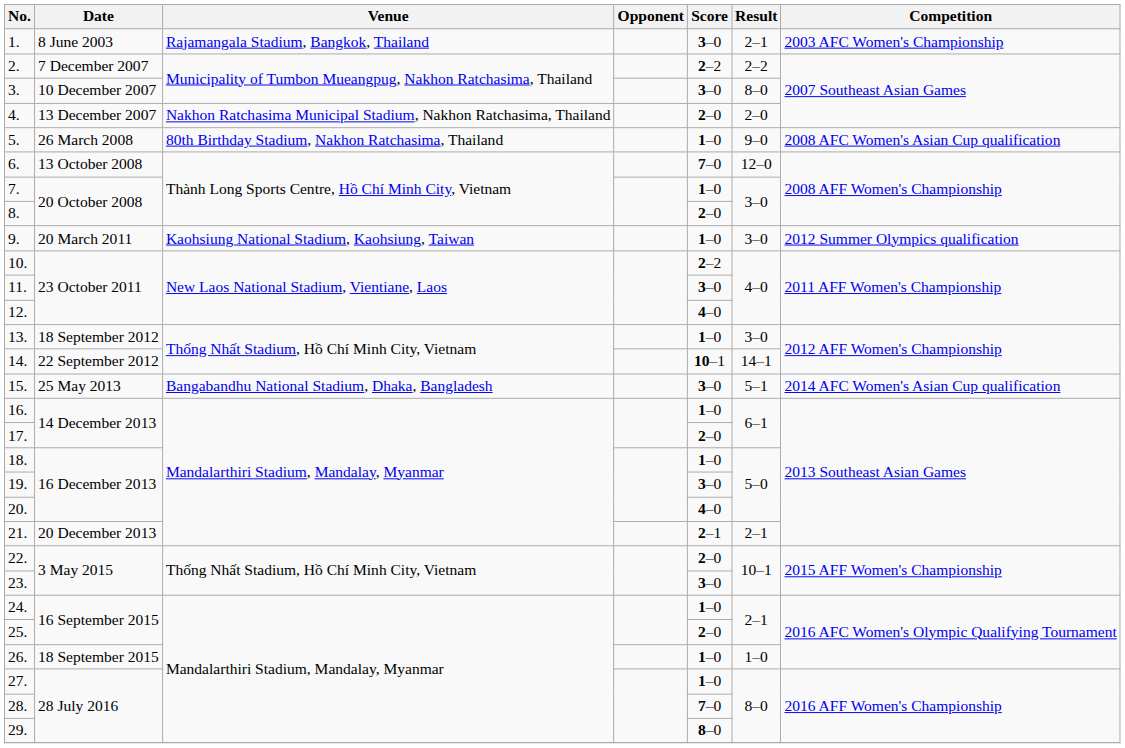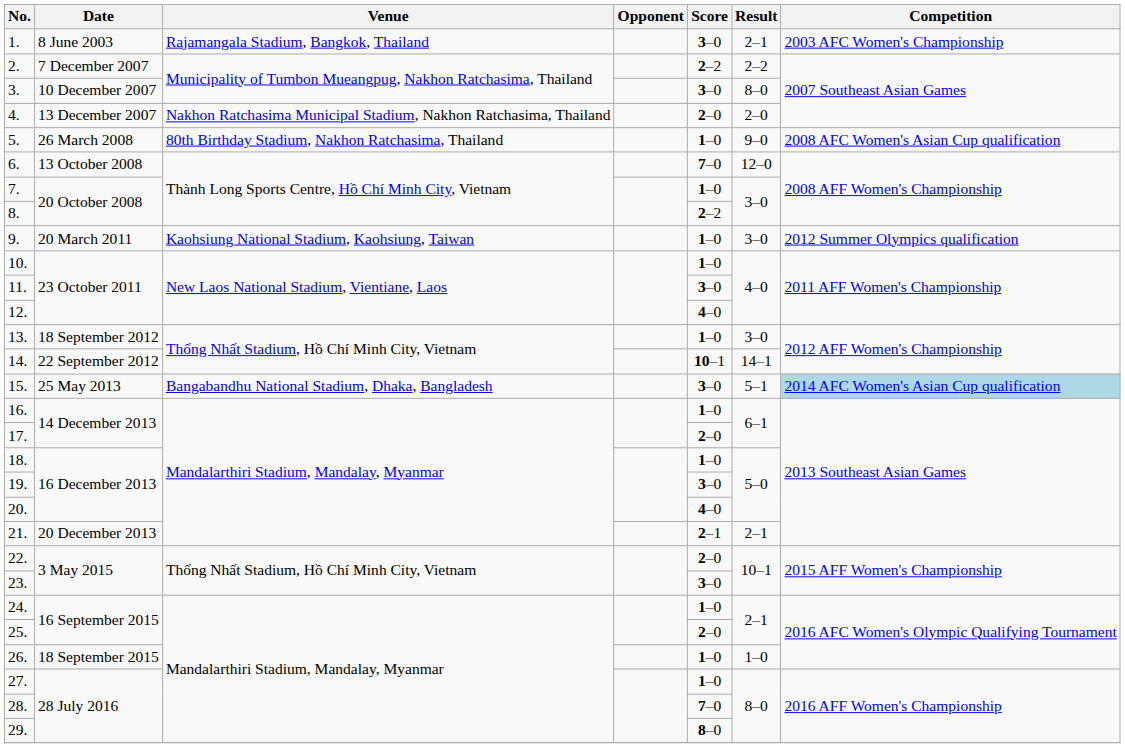(710, 213) 2–0 -> (710, 213) 2–2
(710, 262) 2–2 -> (710, 262) 1–0
(922, 386) no background -> (922, 386) lightblue background
